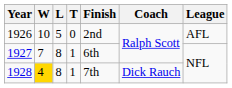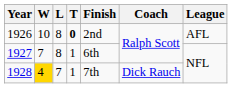(59, 33) 5 -> (59, 33) 8
(73, 33) normal -> (73, 33) bold
(59, 72) 8 -> (59, 72) 7
